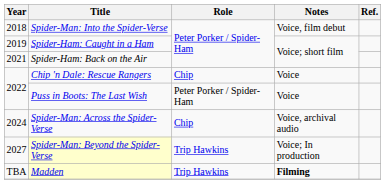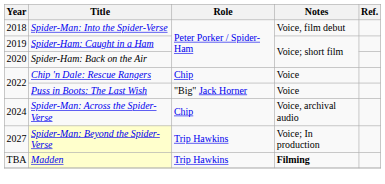(17, 59) 2021 -> (17, 59) 2020
(217, 96) Peter Porker / Spider-Ham -> (211, 91) "Big" Jack Horner
